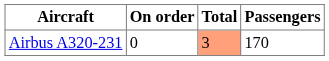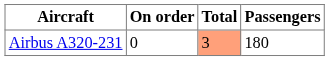(257, 42) 170 -> (257, 42) 180
